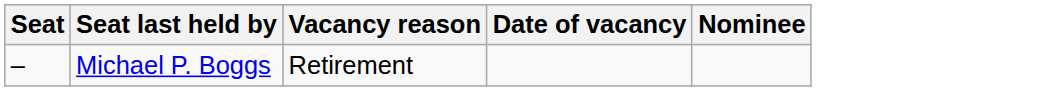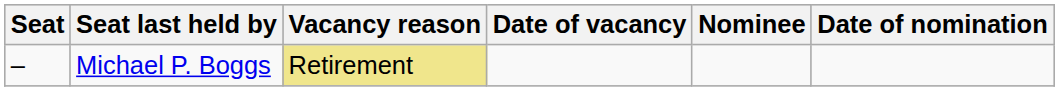+ column: (932, 24)
(351, 65) no background -> (351, 65) khaki background
